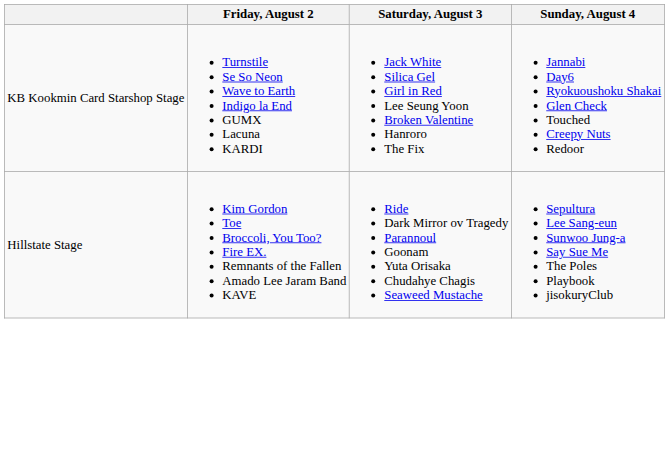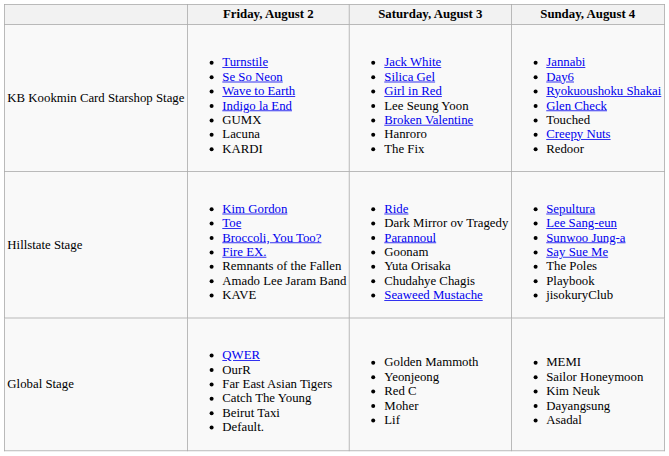+ row: (41, 384)
